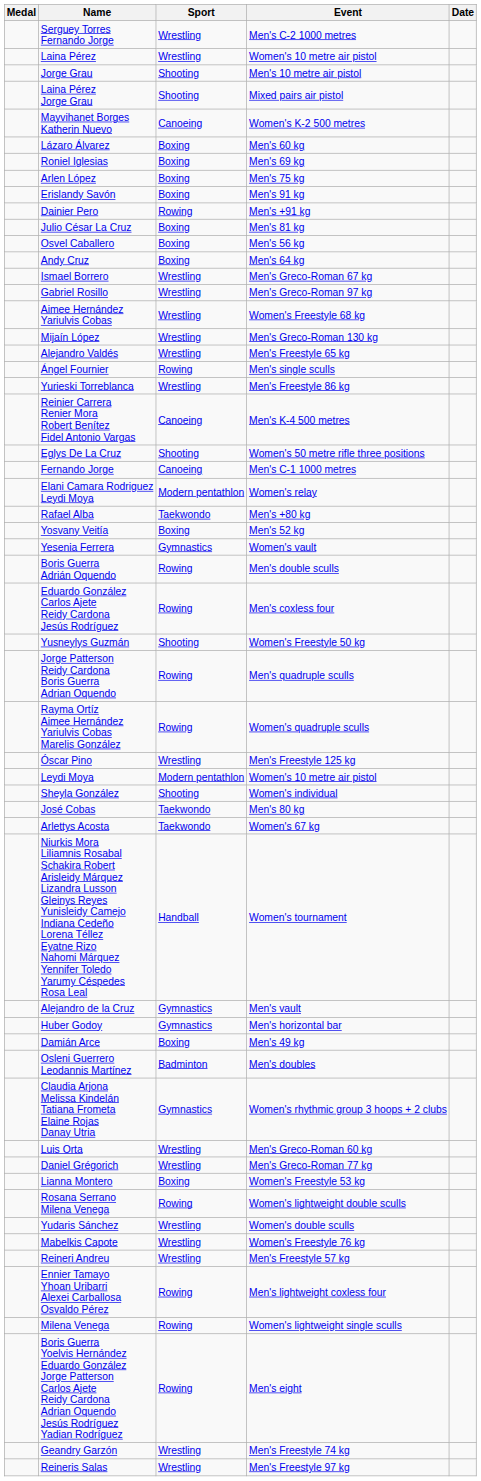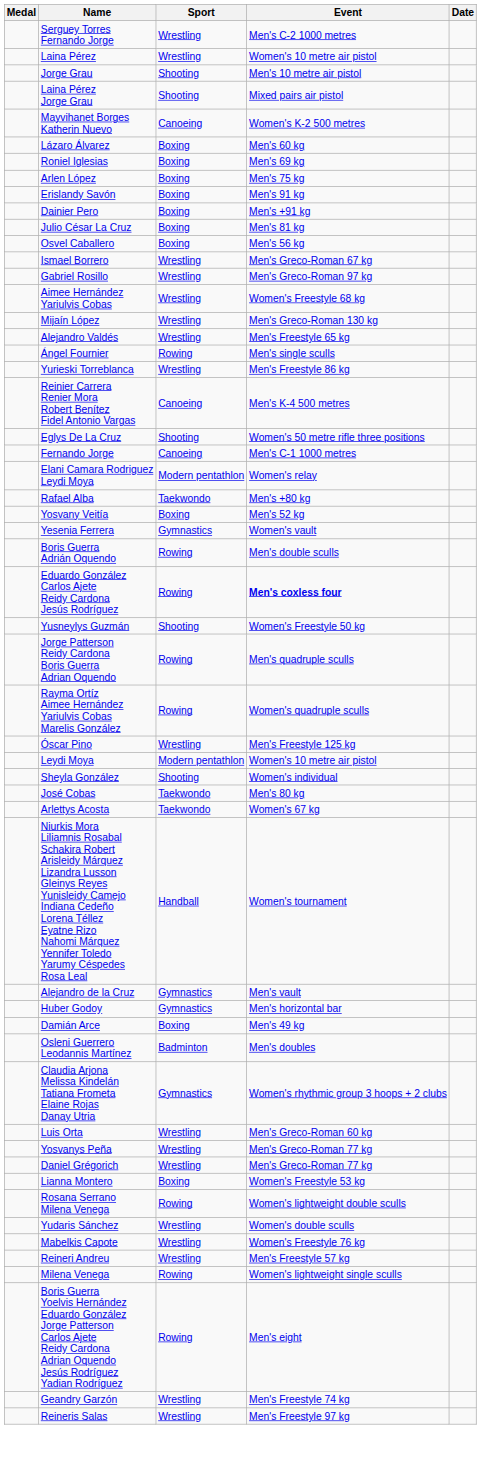(175, 211) Rowing -> (174, 211) Boxing
- row: (65, 260)
(292, 609) normal -> (295, 592) bold
+ row: (76, 1149)
- row: (81, 1292)
